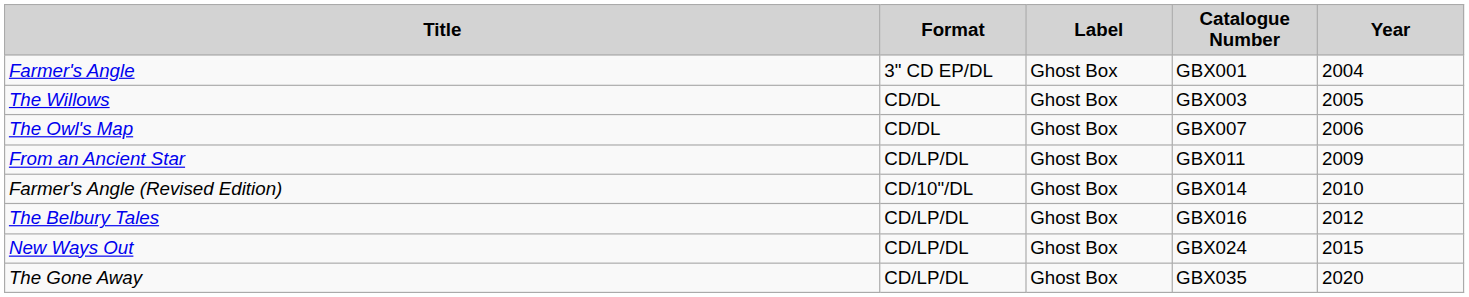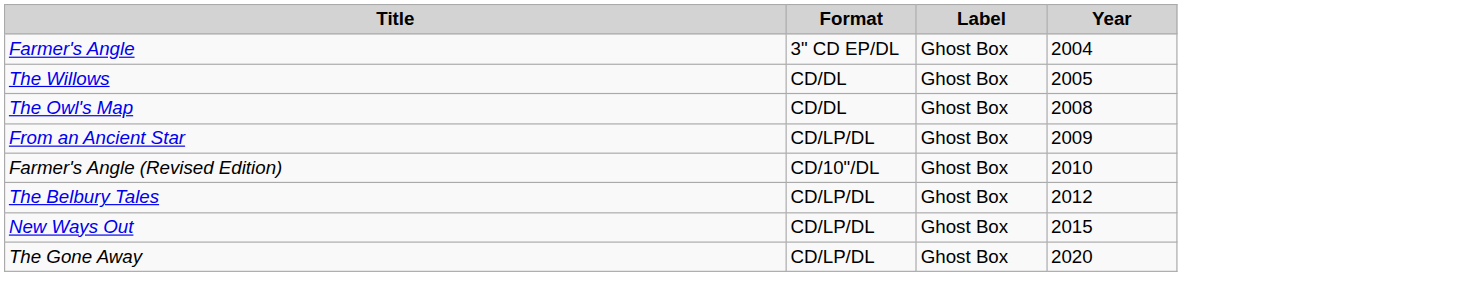- column: (1245, 29)
(1343, 129) 2006 -> (1072, 108) 2008
